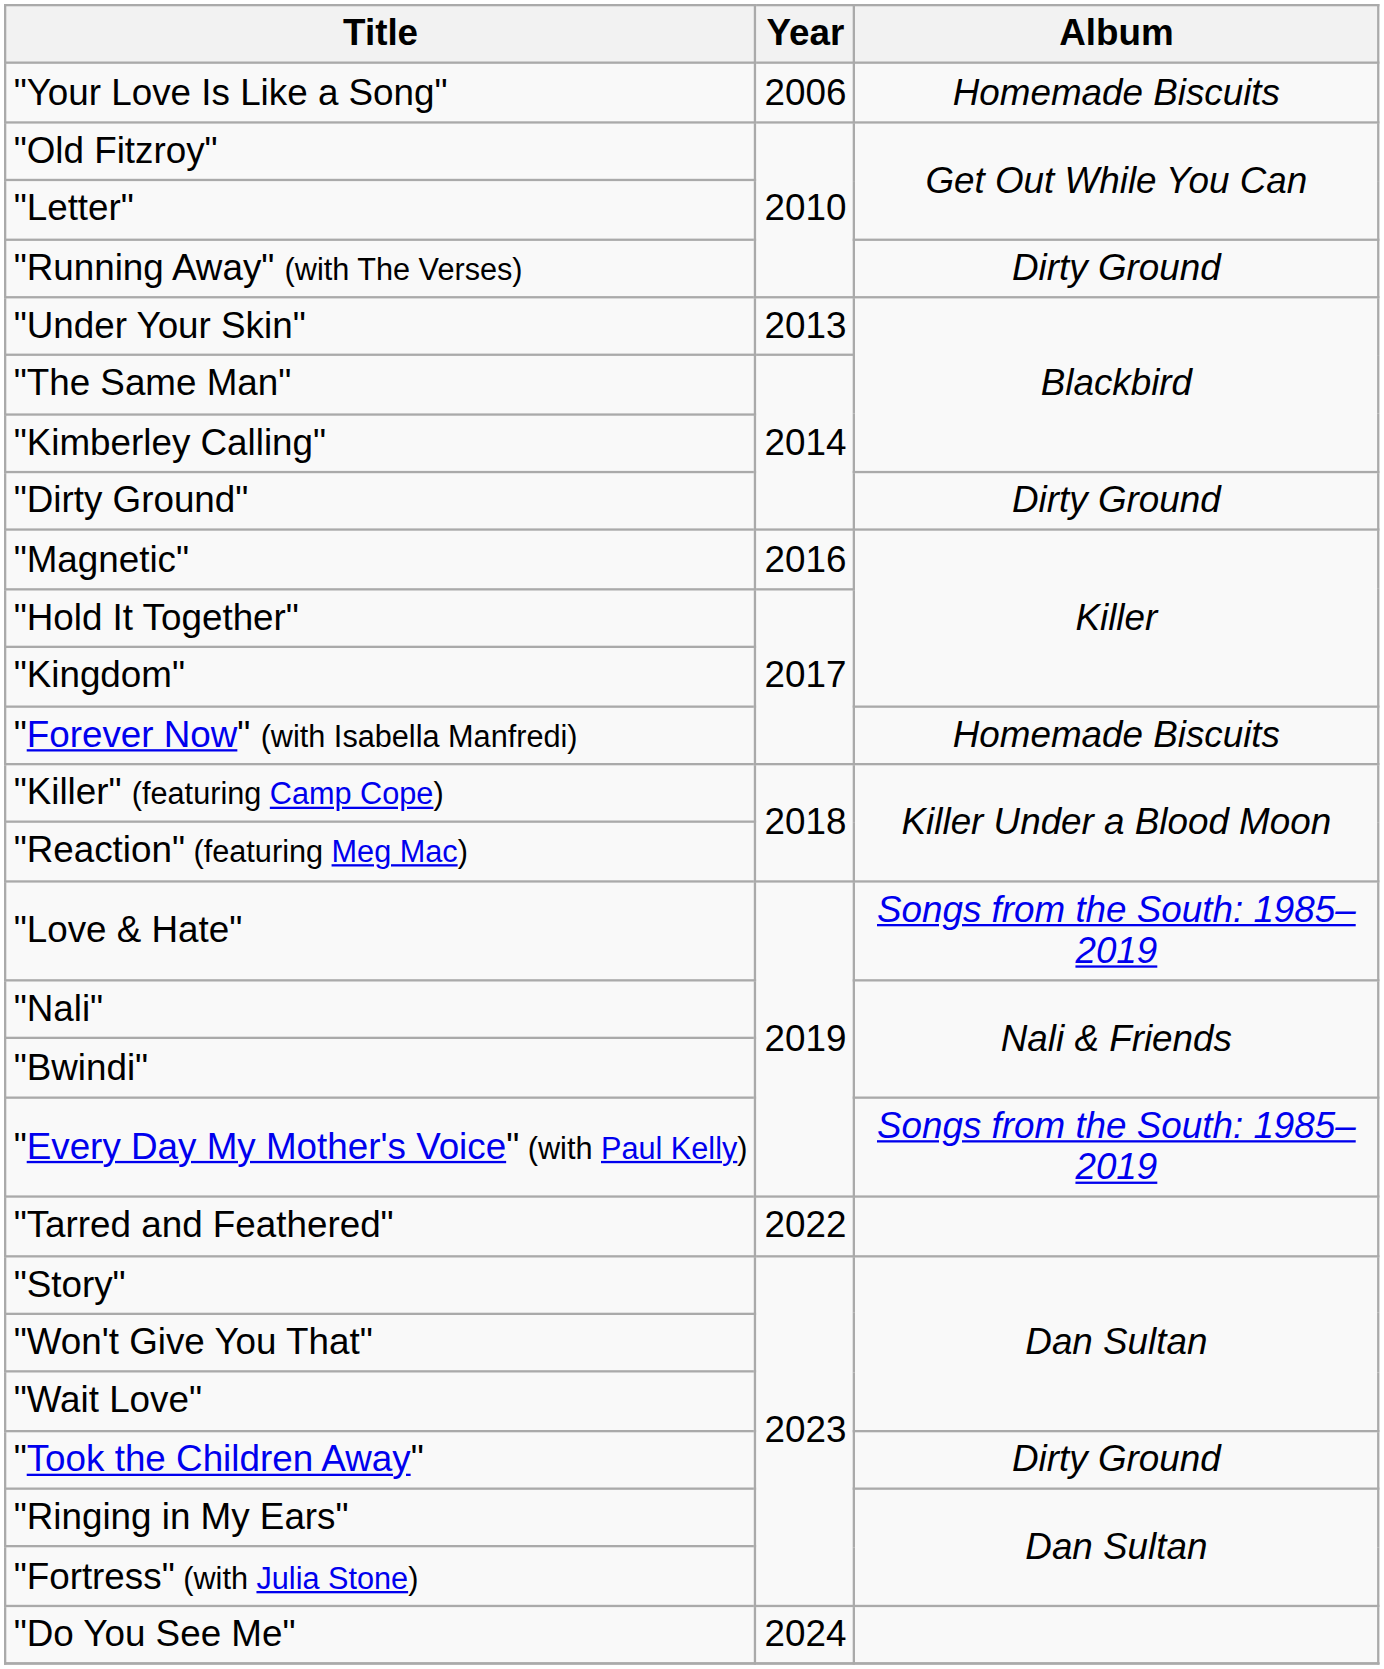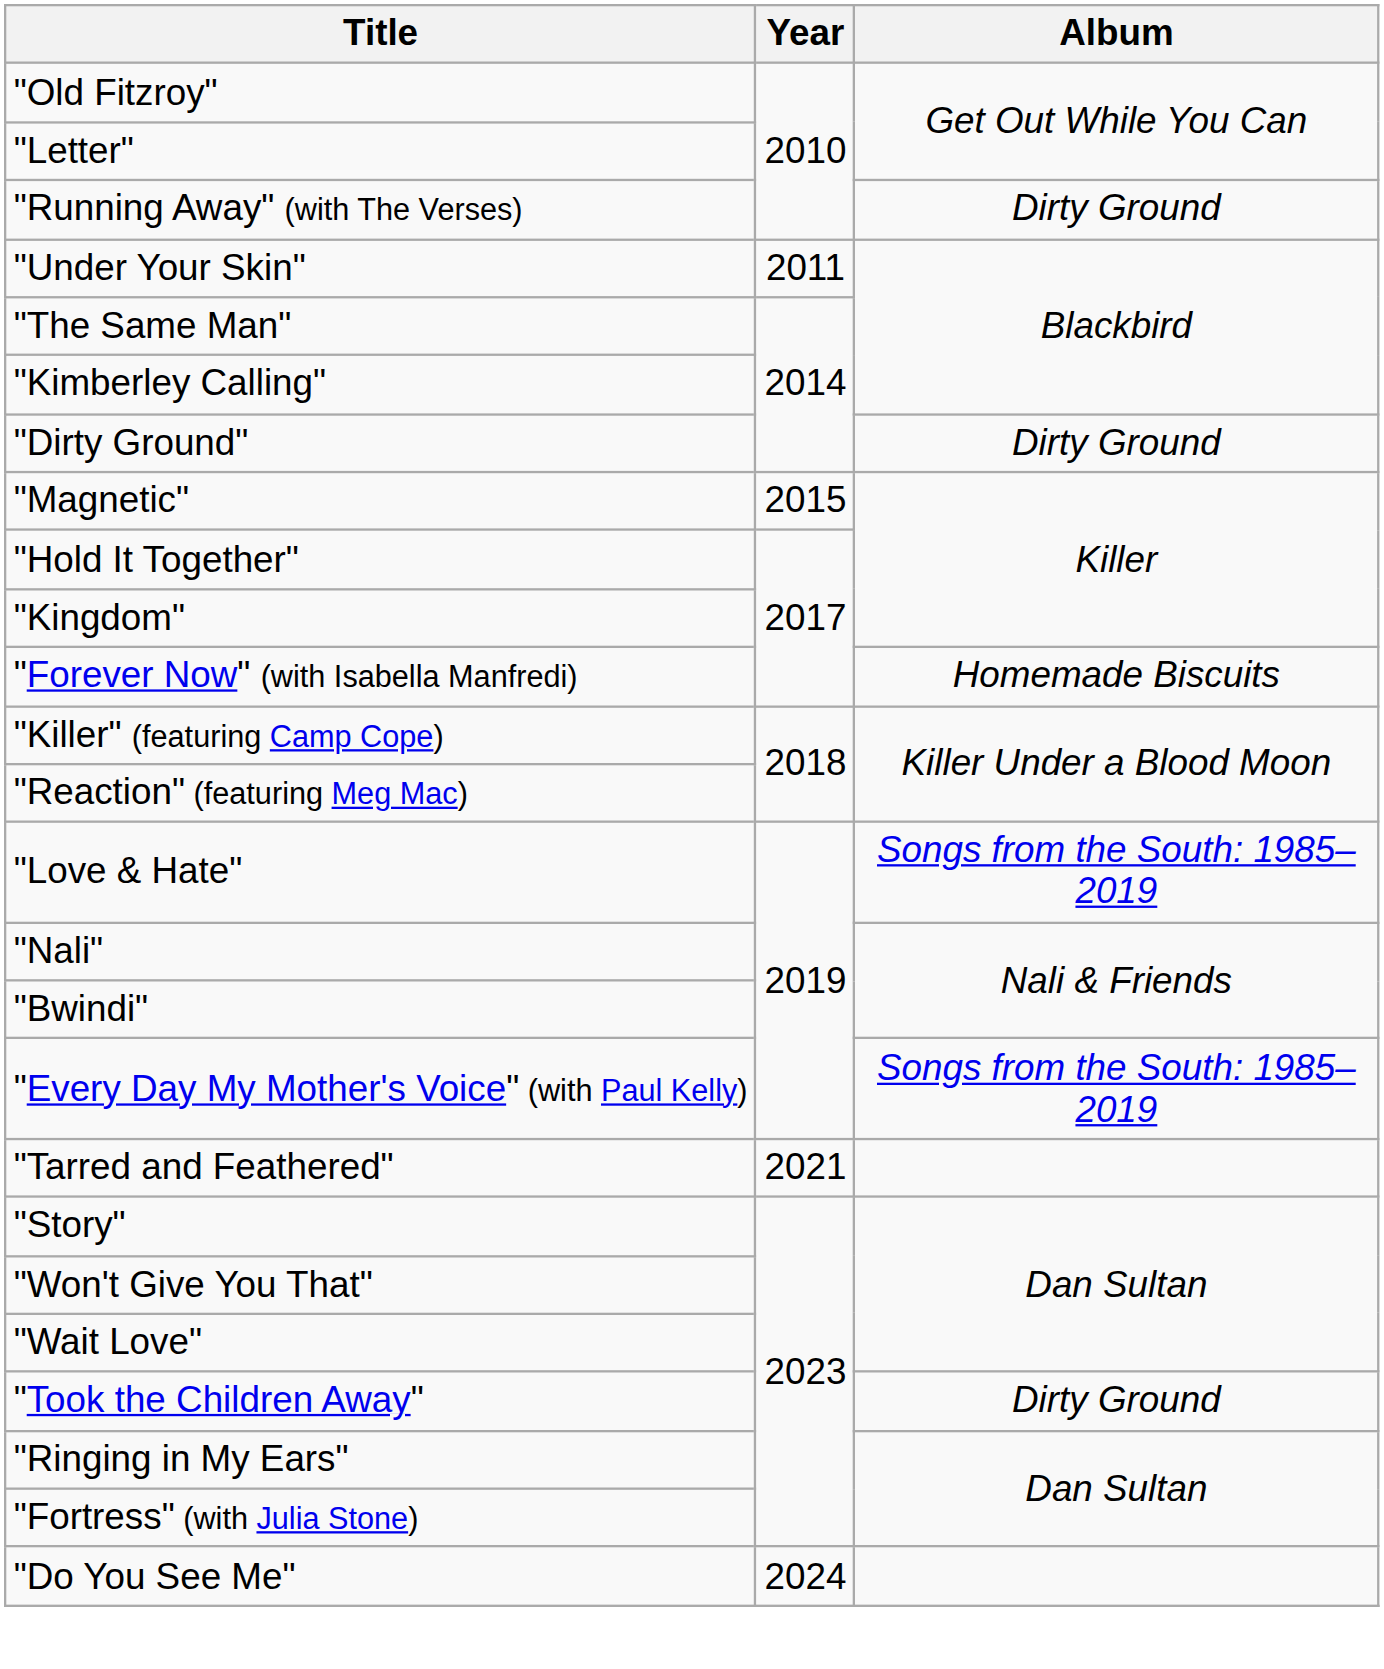- row: (231, 92)
(805, 325) 2013 -> (805, 267) 2011
(805, 558) 2016 -> (805, 500) 2015
(805, 1225) 2022 -> (805, 1167) 2021
